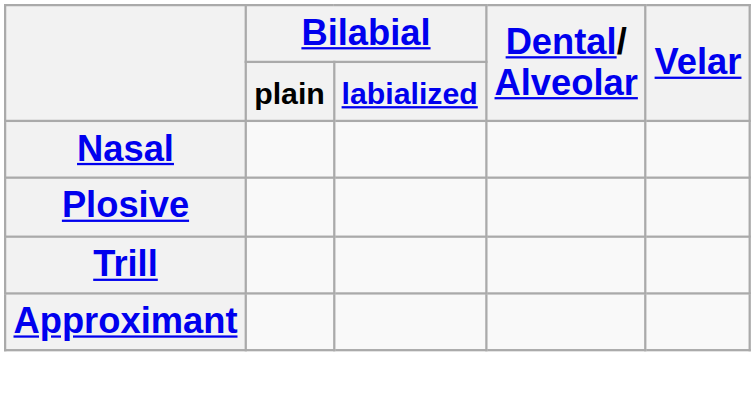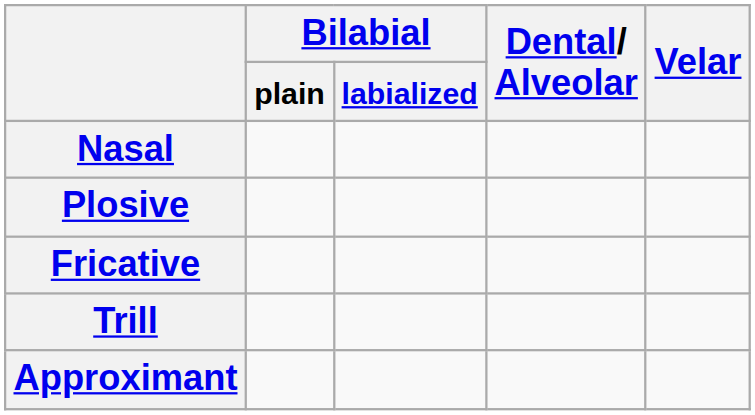+ row: (125, 263)
